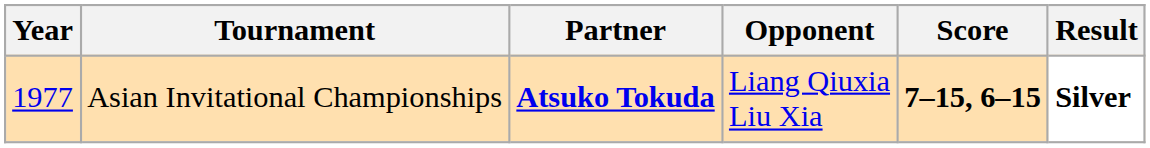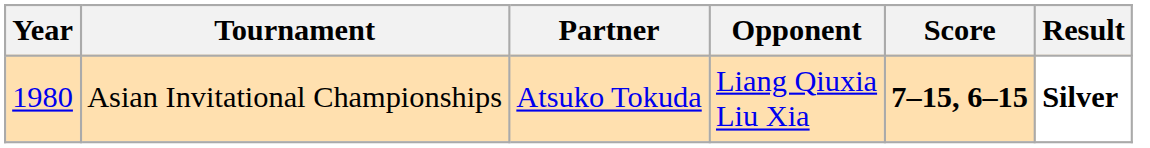(43, 97) 1977 -> (43, 97) 1980
(616, 97) bold -> (609, 97) normal
